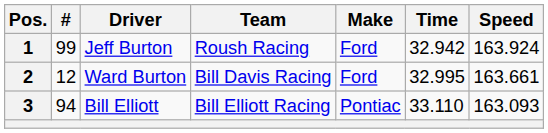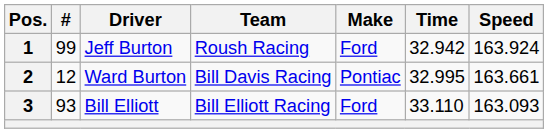(359, 77) Ford -> (370, 77) Pontiac
(66, 106) 94 -> (66, 106) 93
(370, 106) Pontiac -> (359, 106) Ford
